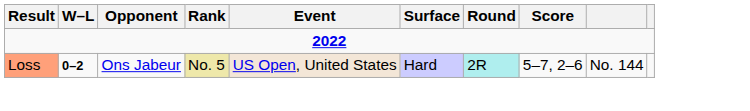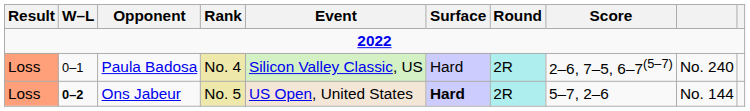+ row: (149, 67)
(420, 65) normal -> (447, 93) bold
